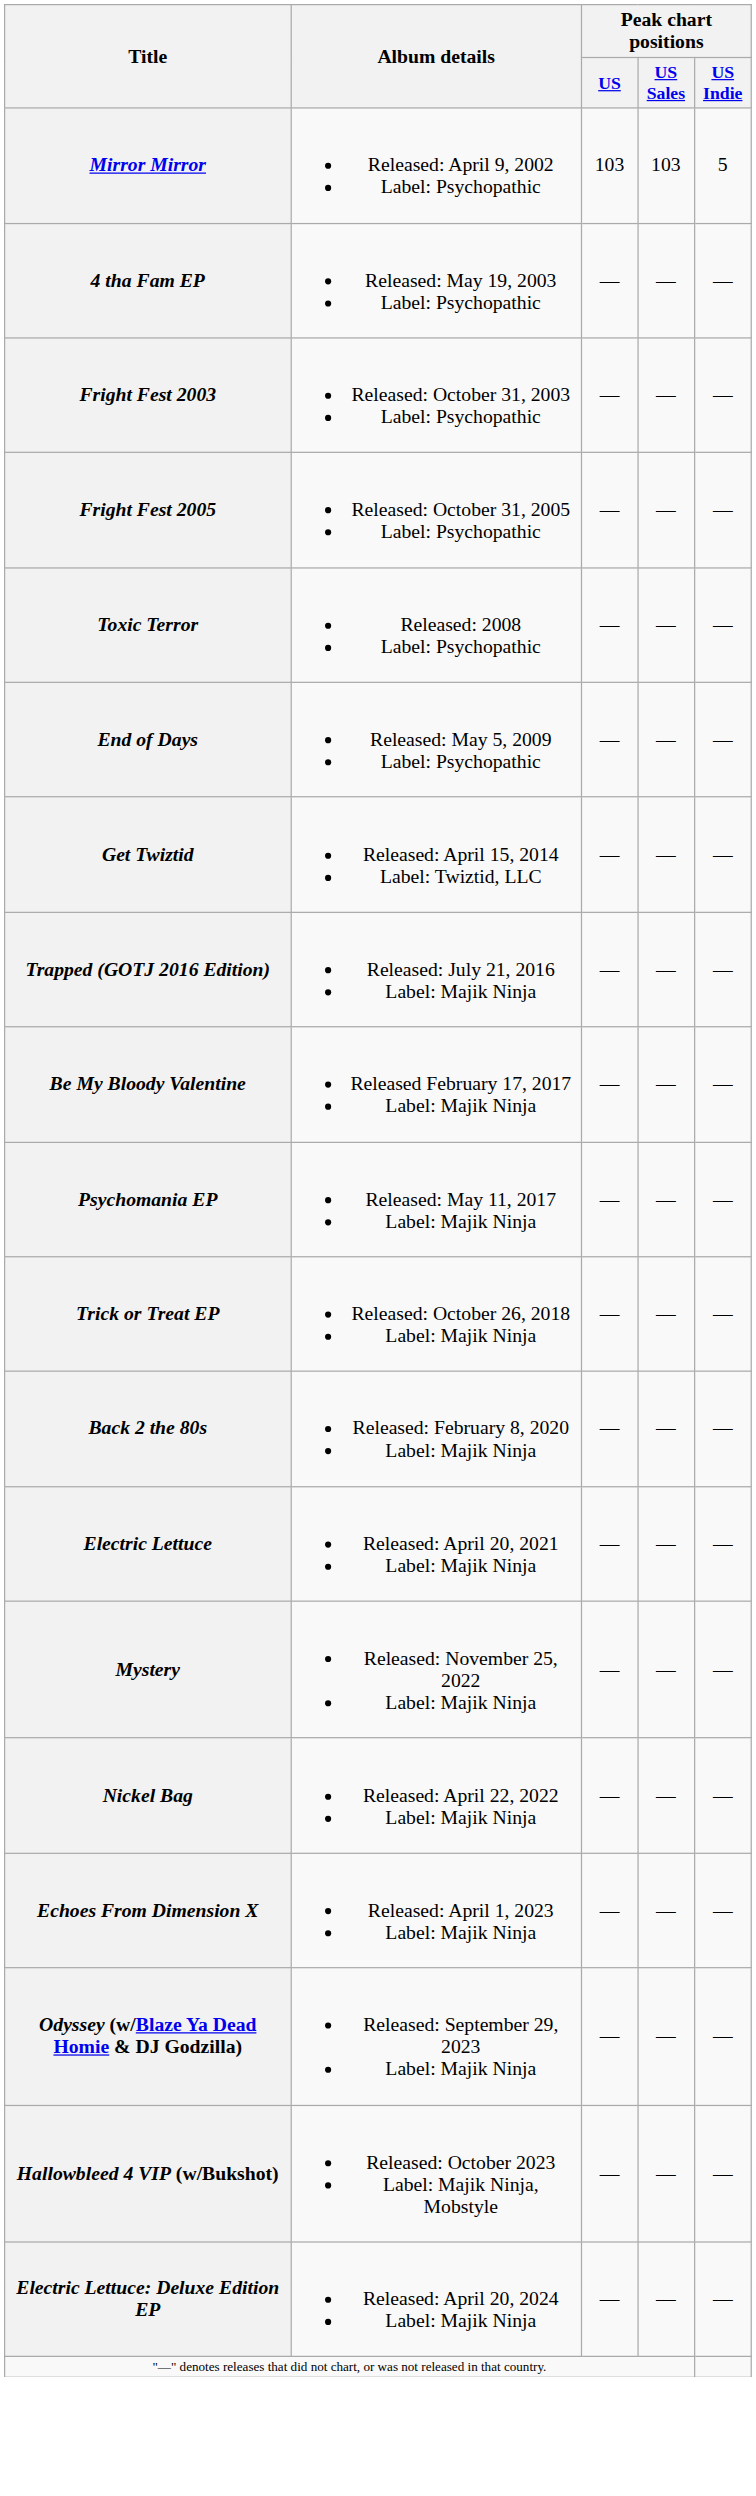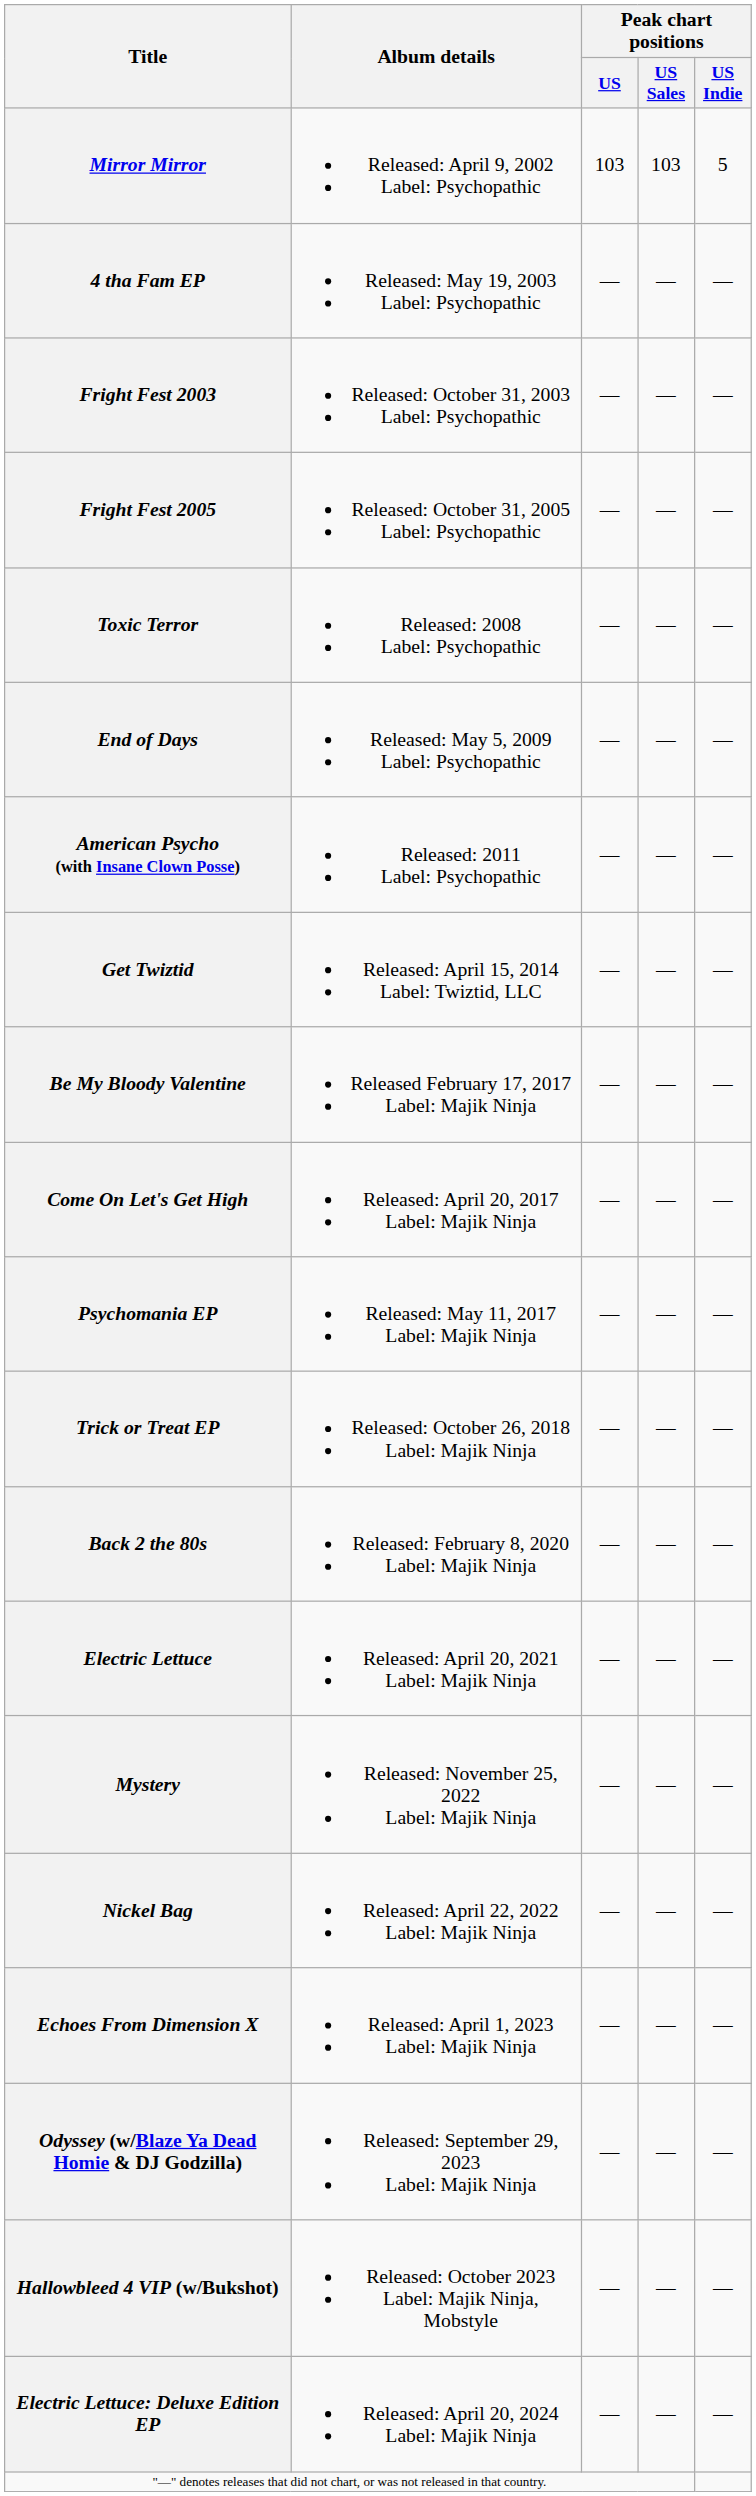+ row: (148, 854)
- row: (148, 969)
+ row: (148, 1199)
